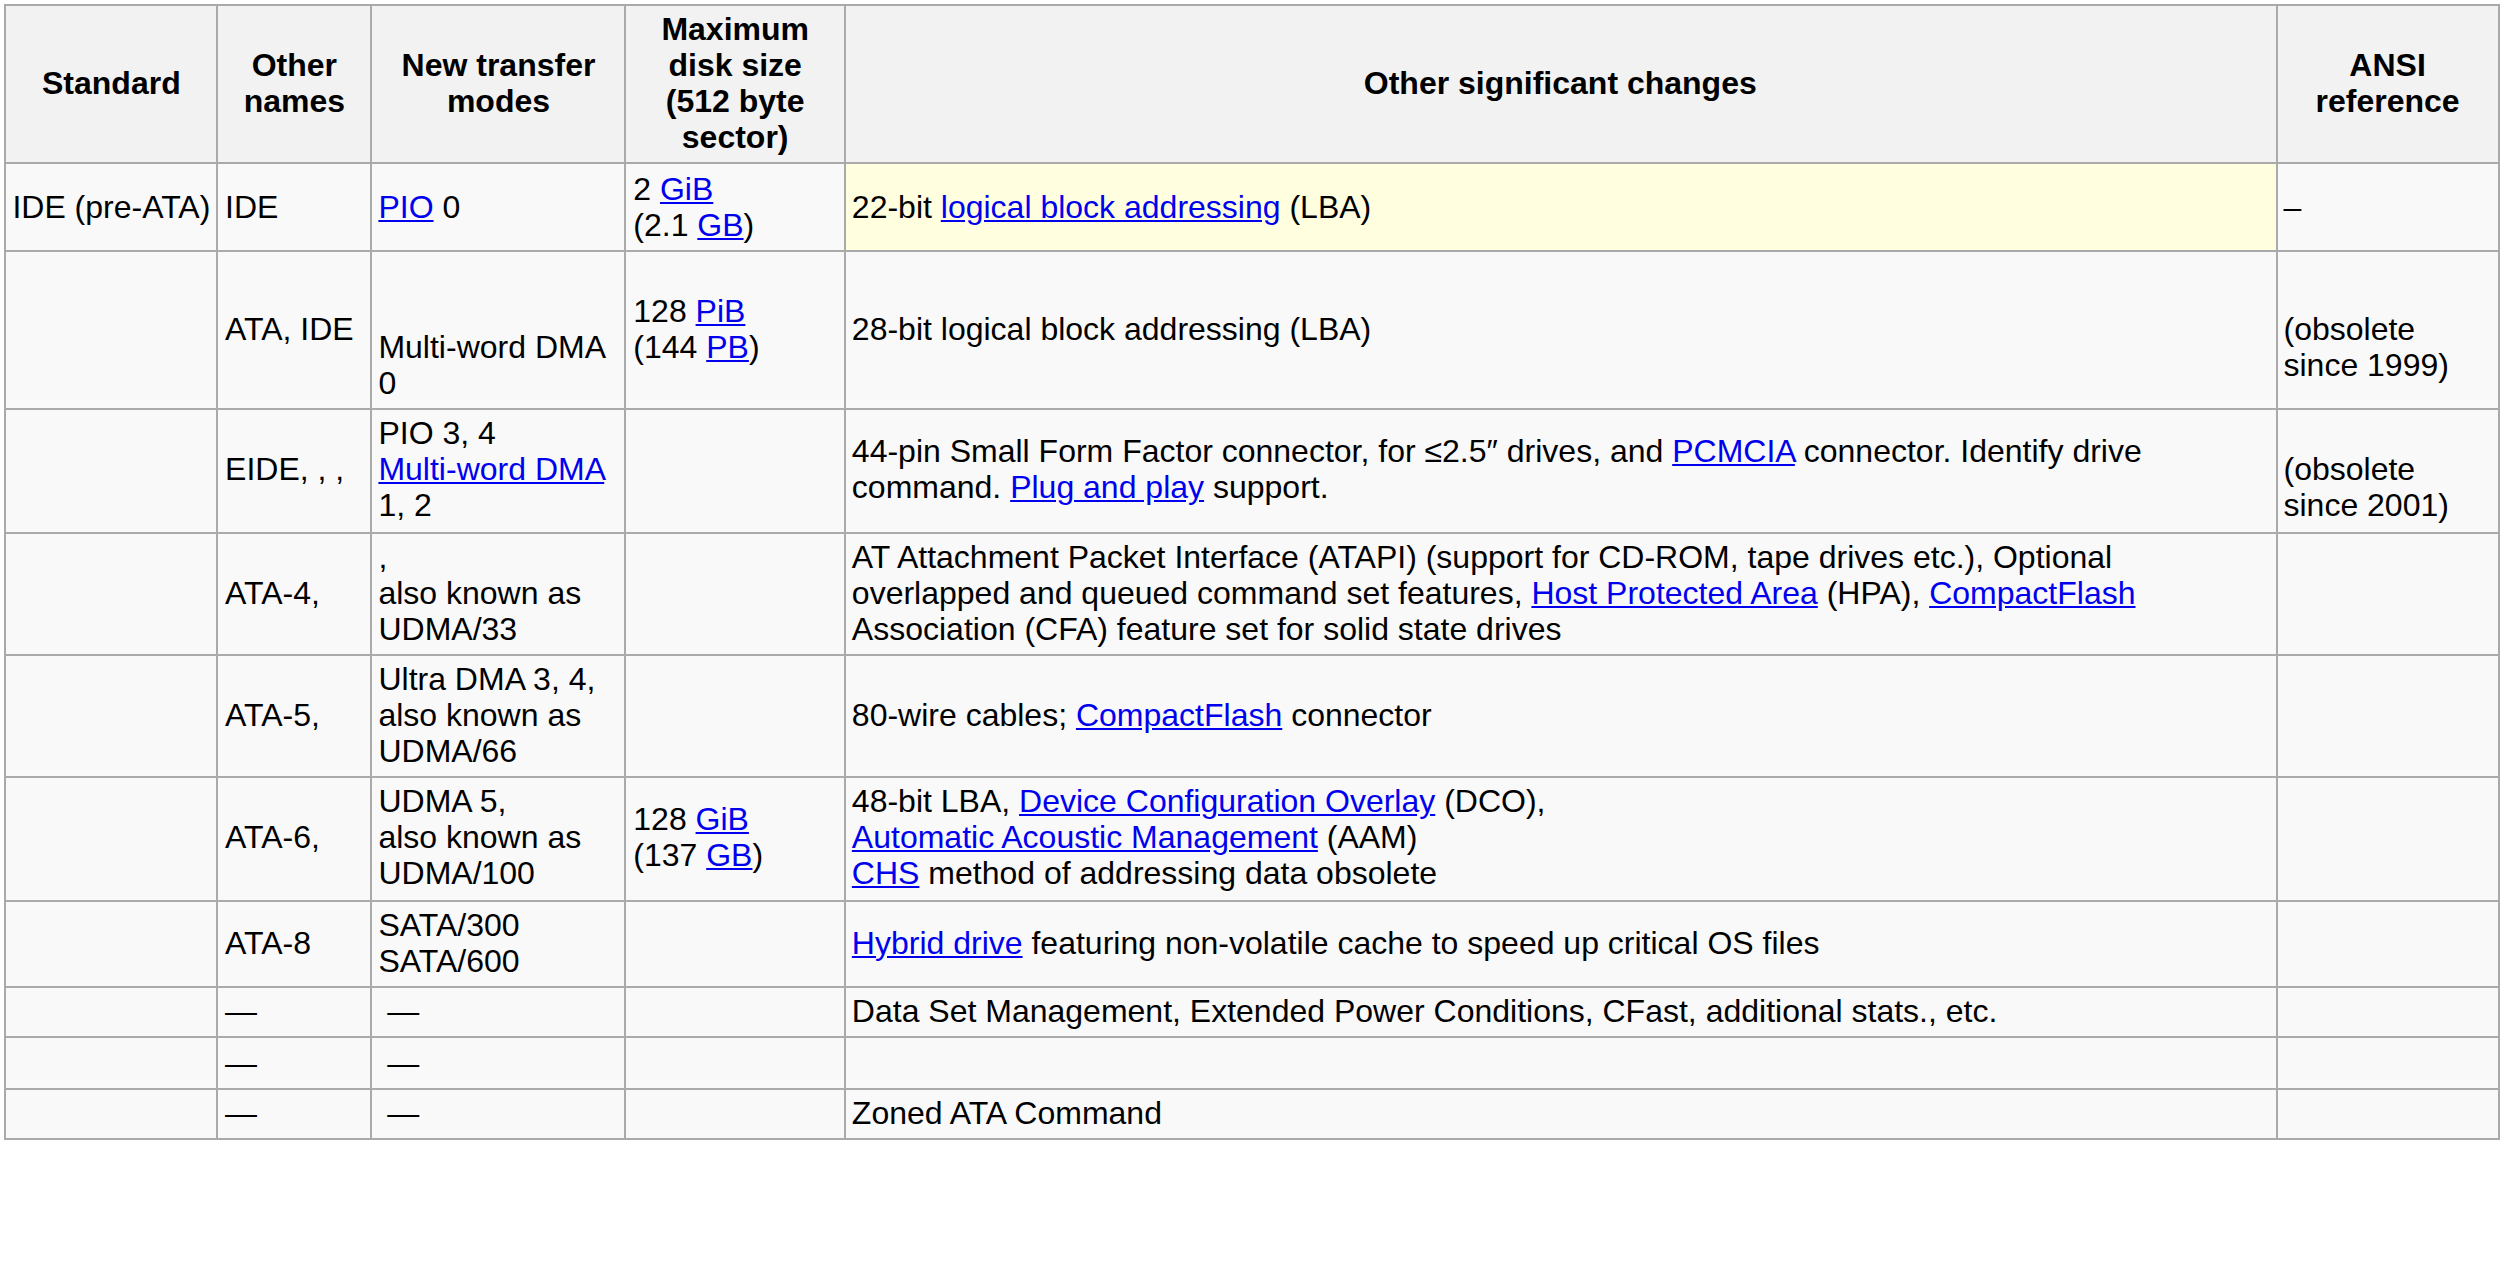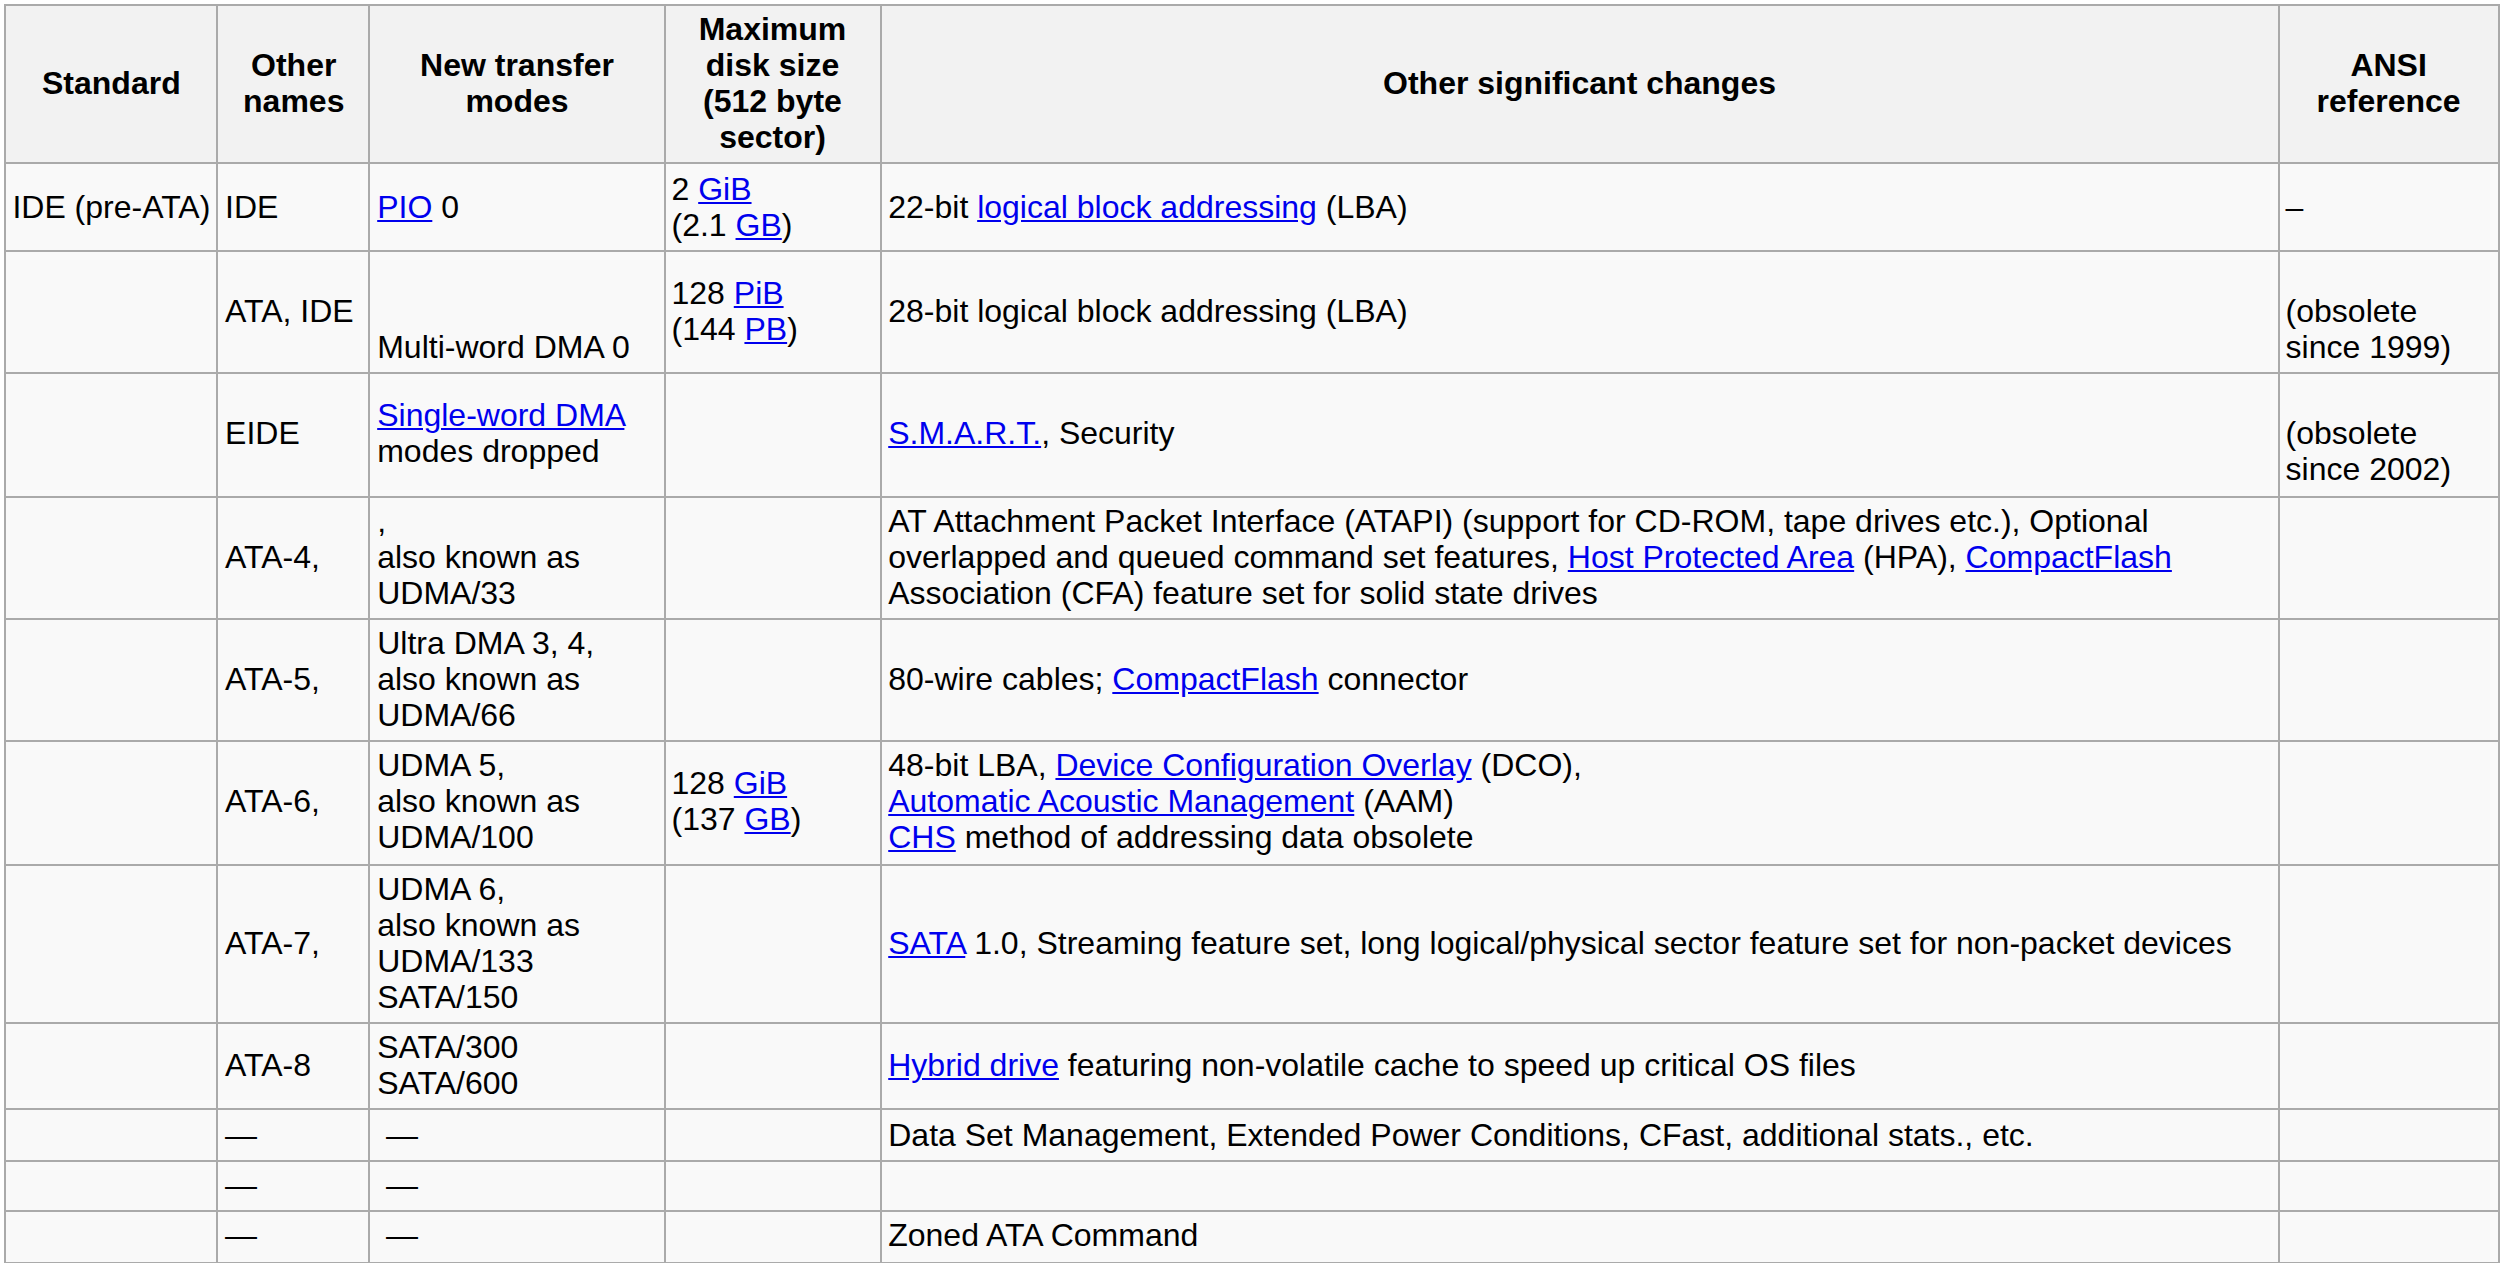(1112, 206) lightyellow background -> (1148, 206) no background
- row: (285, 470)
+ row: (262, 434)
+ row: (272, 943)
